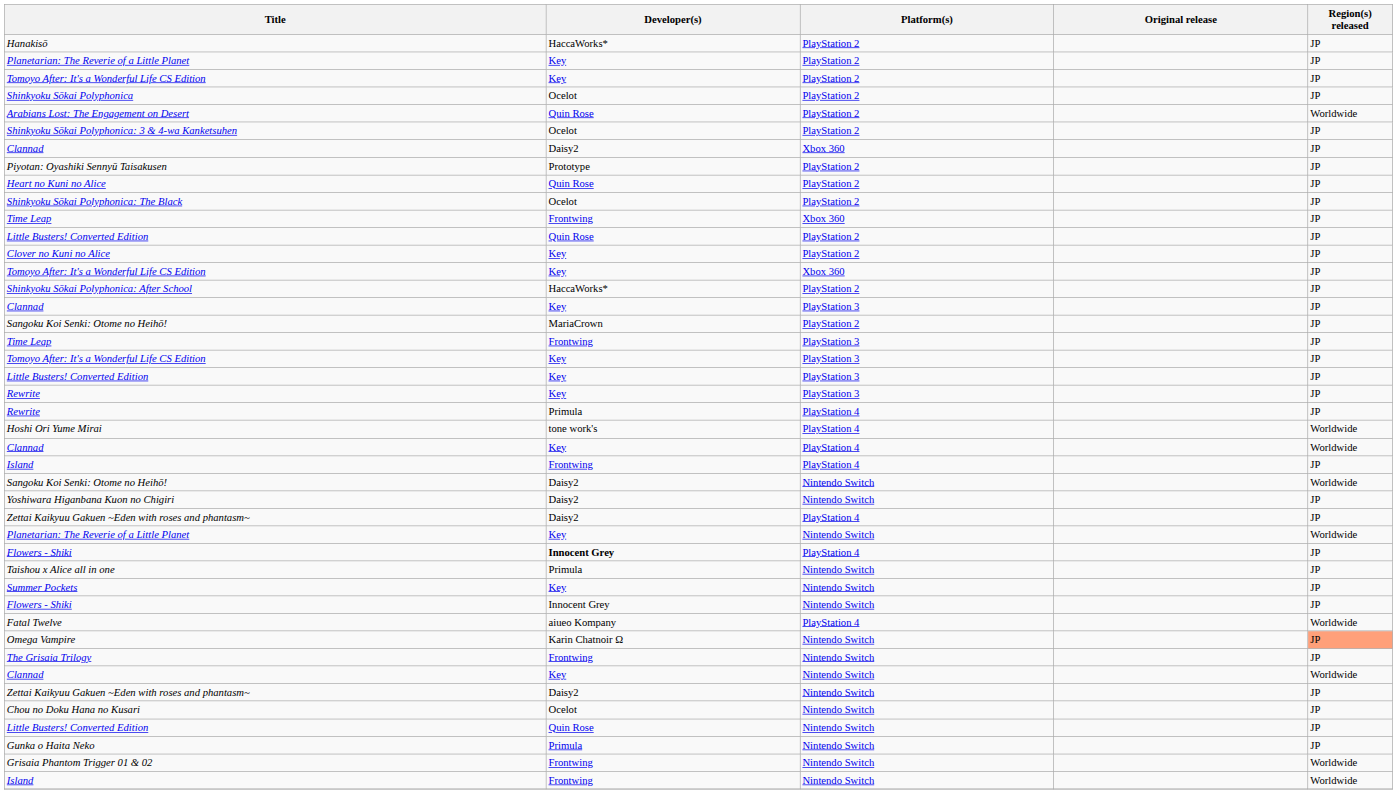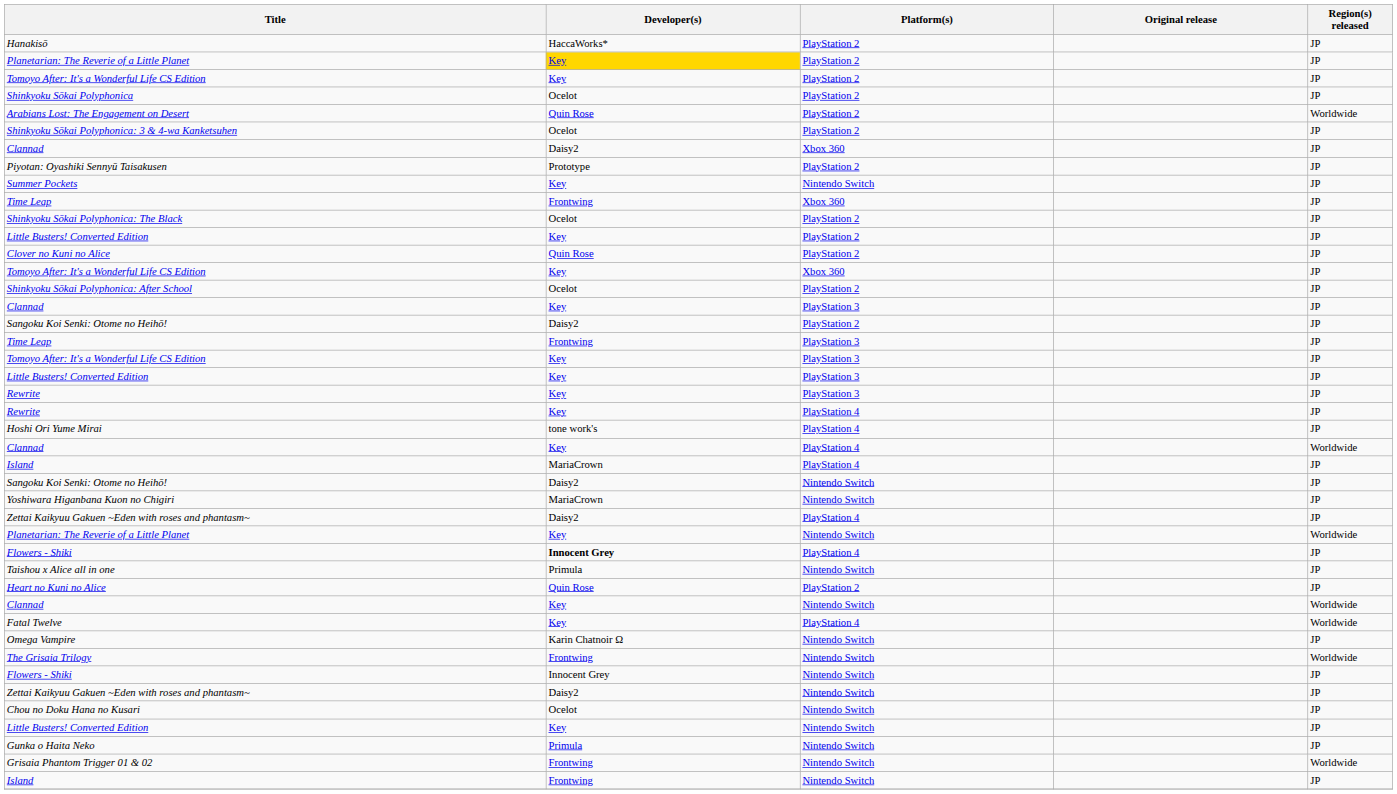(557, 61) no background -> (557, 61) gold background
rows swapped: (56, 183) <-> (42, 587)
rows swapped: (95, 201) <-> (29, 219)
(571, 236) Quin Rose -> (557, 236) Key
(557, 254) Key -> (571, 254) Quin Rose
(578, 289) HaccaWorks* -> (563, 289) Ocelot
(576, 324) MariaCrown -> (564, 324) Daisy2
(565, 412) Primula -> (557, 412) Key
(1334, 429) Worldwide -> (1315, 429) JP
(571, 464) Frontwing -> (576, 464) MariaCrown
(1334, 482) Worldwide -> (1315, 482) JP
(564, 499) Daisy2 -> (576, 499) MariaCrown
rows swapped: (25, 675) <-> (39, 605)
(582, 622) aiueo Kompany -> (557, 622) Key
(1315, 640) lightsalmon background -> (1315, 640) no background
(1315, 657) JP -> (1334, 657) Worldwide
(571, 727) Quin Rose -> (557, 727) Key
(1334, 780) Worldwide -> (1315, 780) JP
